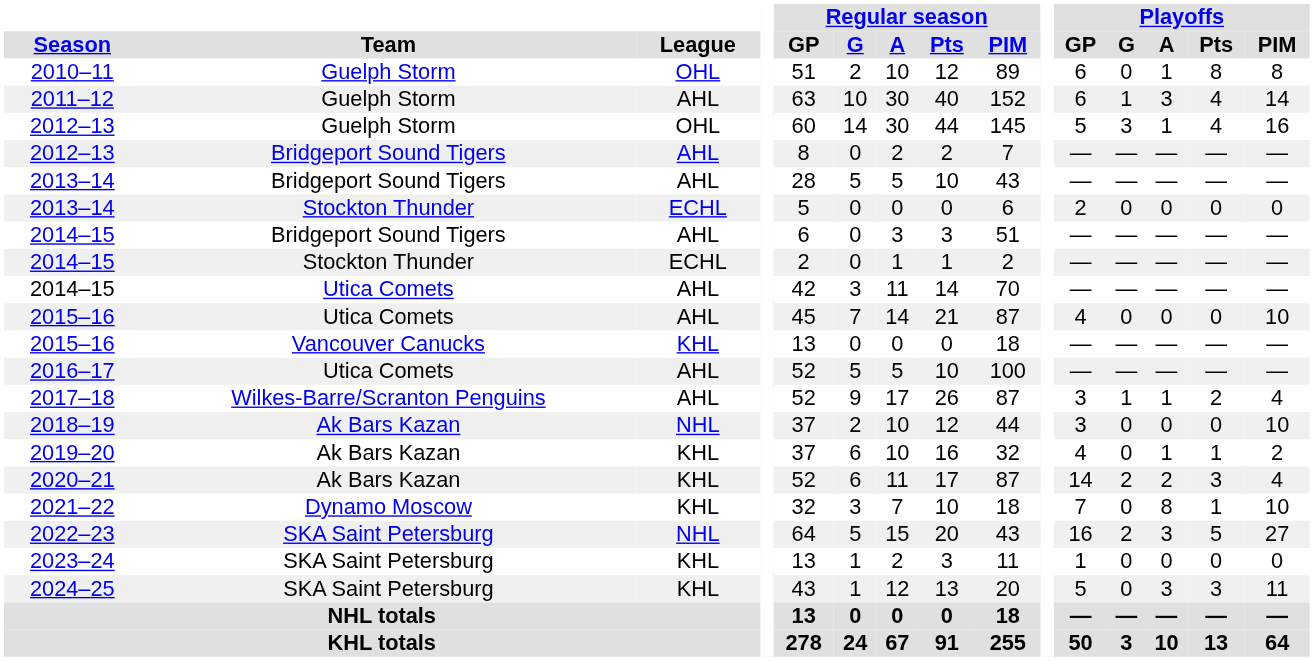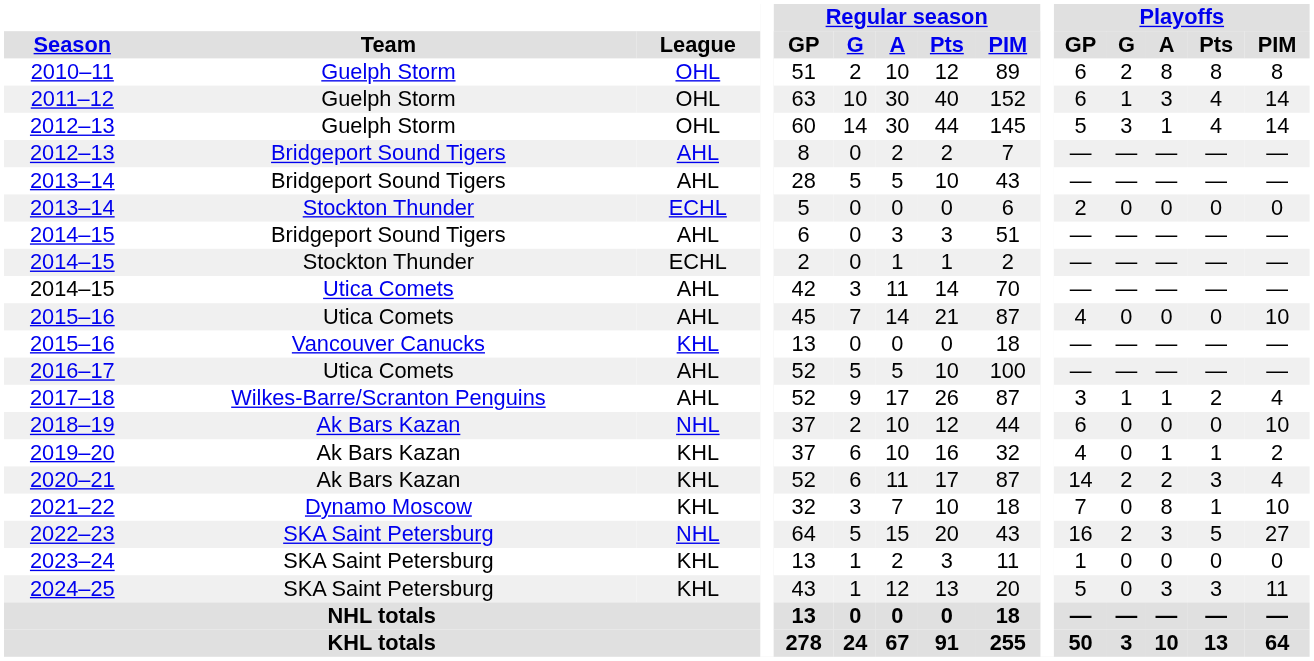(1126, 71) 0 -> (1126, 71) 2
(1167, 71) 1 -> (1167, 71) 8
(698, 99) AHL -> (698, 99) OHL
(1277, 126) 16 -> (1277, 126) 14
(1081, 425) 3 -> (1081, 425) 6
